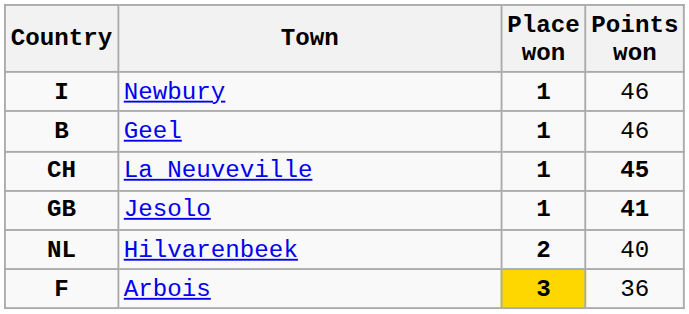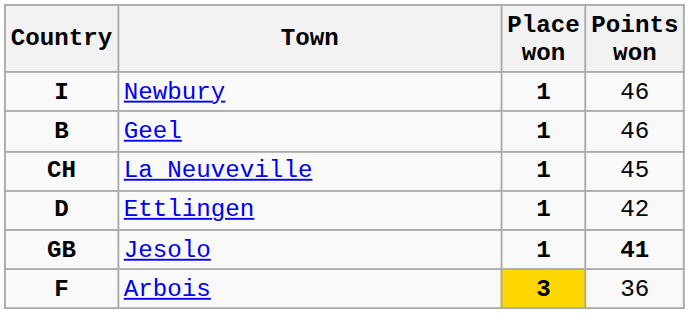(635, 171) bold -> (635, 171) normal
+ row: (189, 210)
- row: (211, 250)
